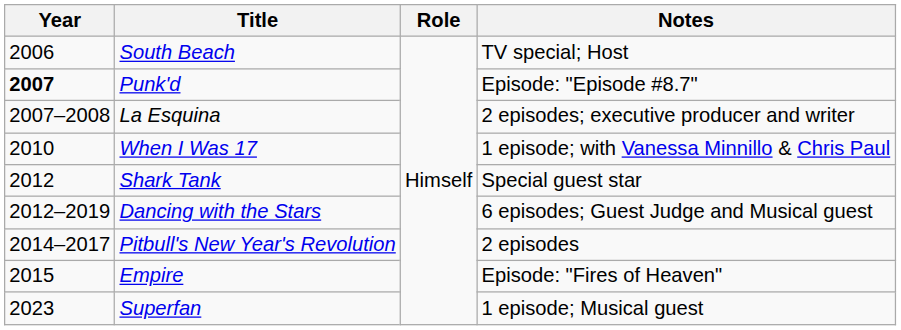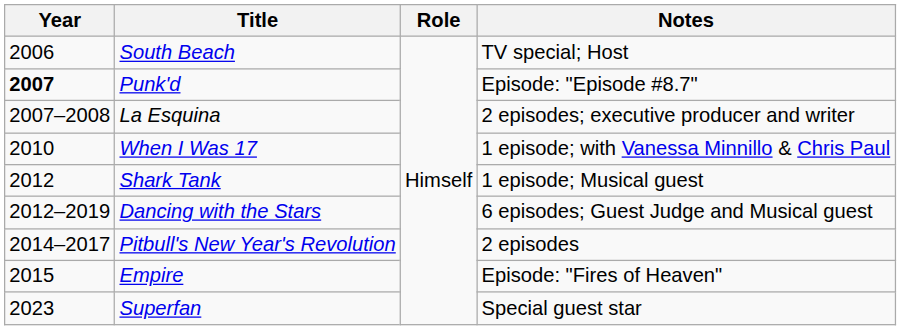(562, 180) Special guest star -> (593, 180) 1 episode; Musical guest
(593, 308) 1 episode; Musical guest -> (562, 308) Special guest star
